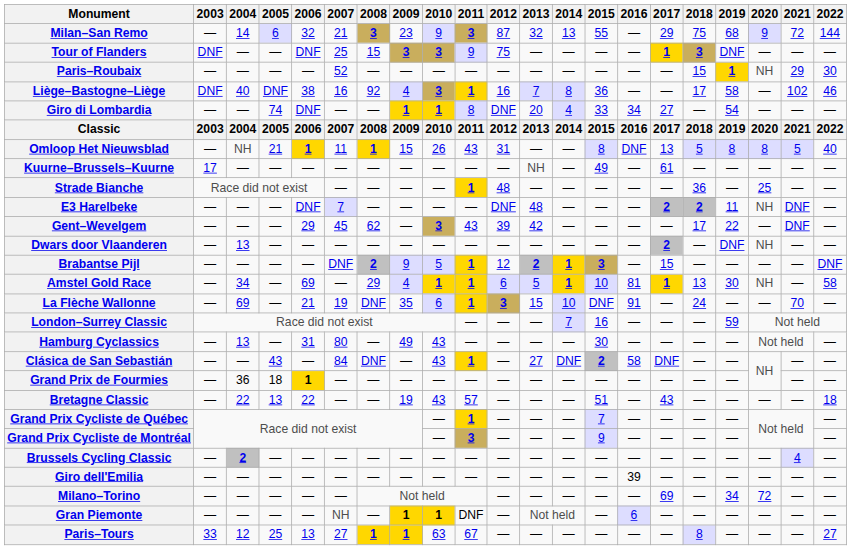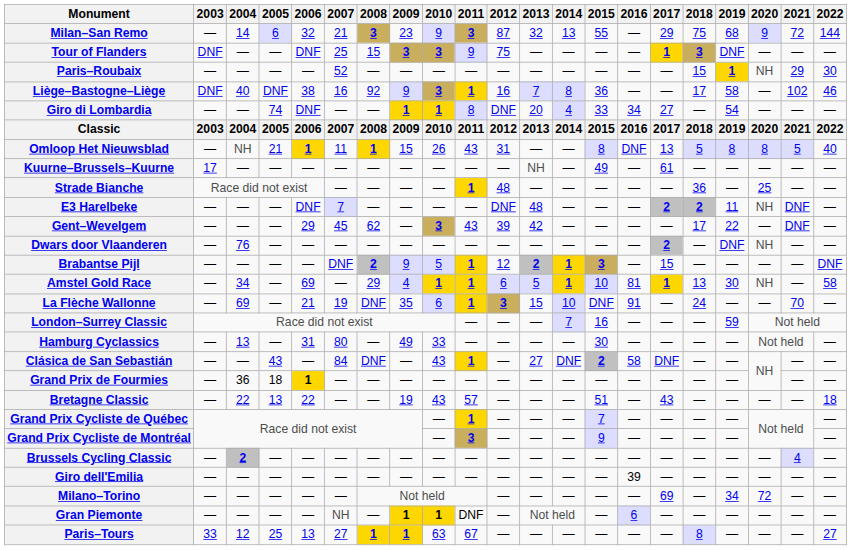(406, 91) 4 -> (406, 91) 9
(243, 245) 13 -> (243, 245) 76
(439, 341) 43 -> (439, 341) 33
